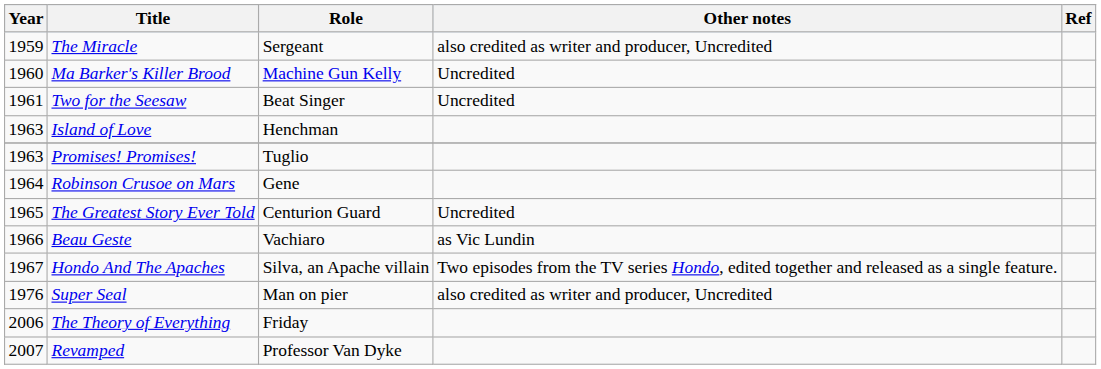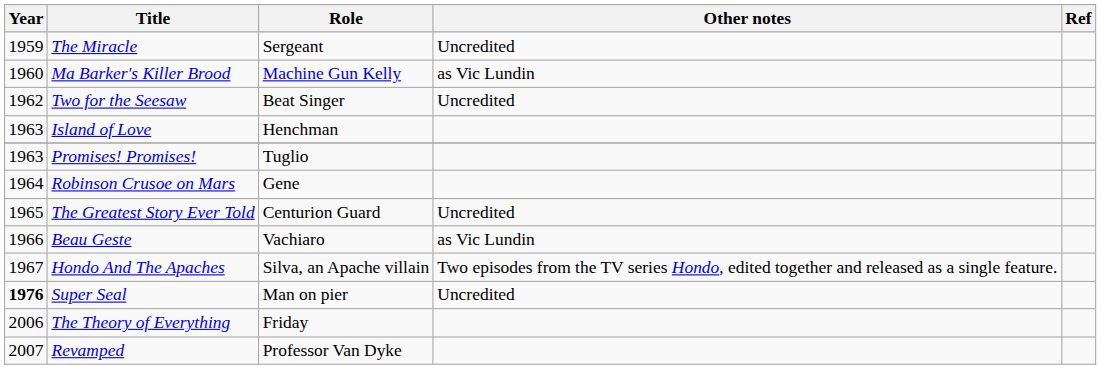(605, 45) also credited as writer and producer, Uncredited -> (476, 45) Uncredited
(476, 73) Uncredited -> (486, 73) as Vic Lundin
(26, 101) 1961 -> (26, 101) 1962
(26, 294) normal -> (26, 294) bold
(605, 294) also credited as writer and producer, Uncredited -> (476, 294) Uncredited
